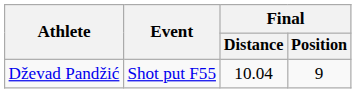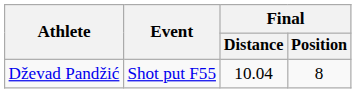(319, 74) 9 -> (319, 74) 8
